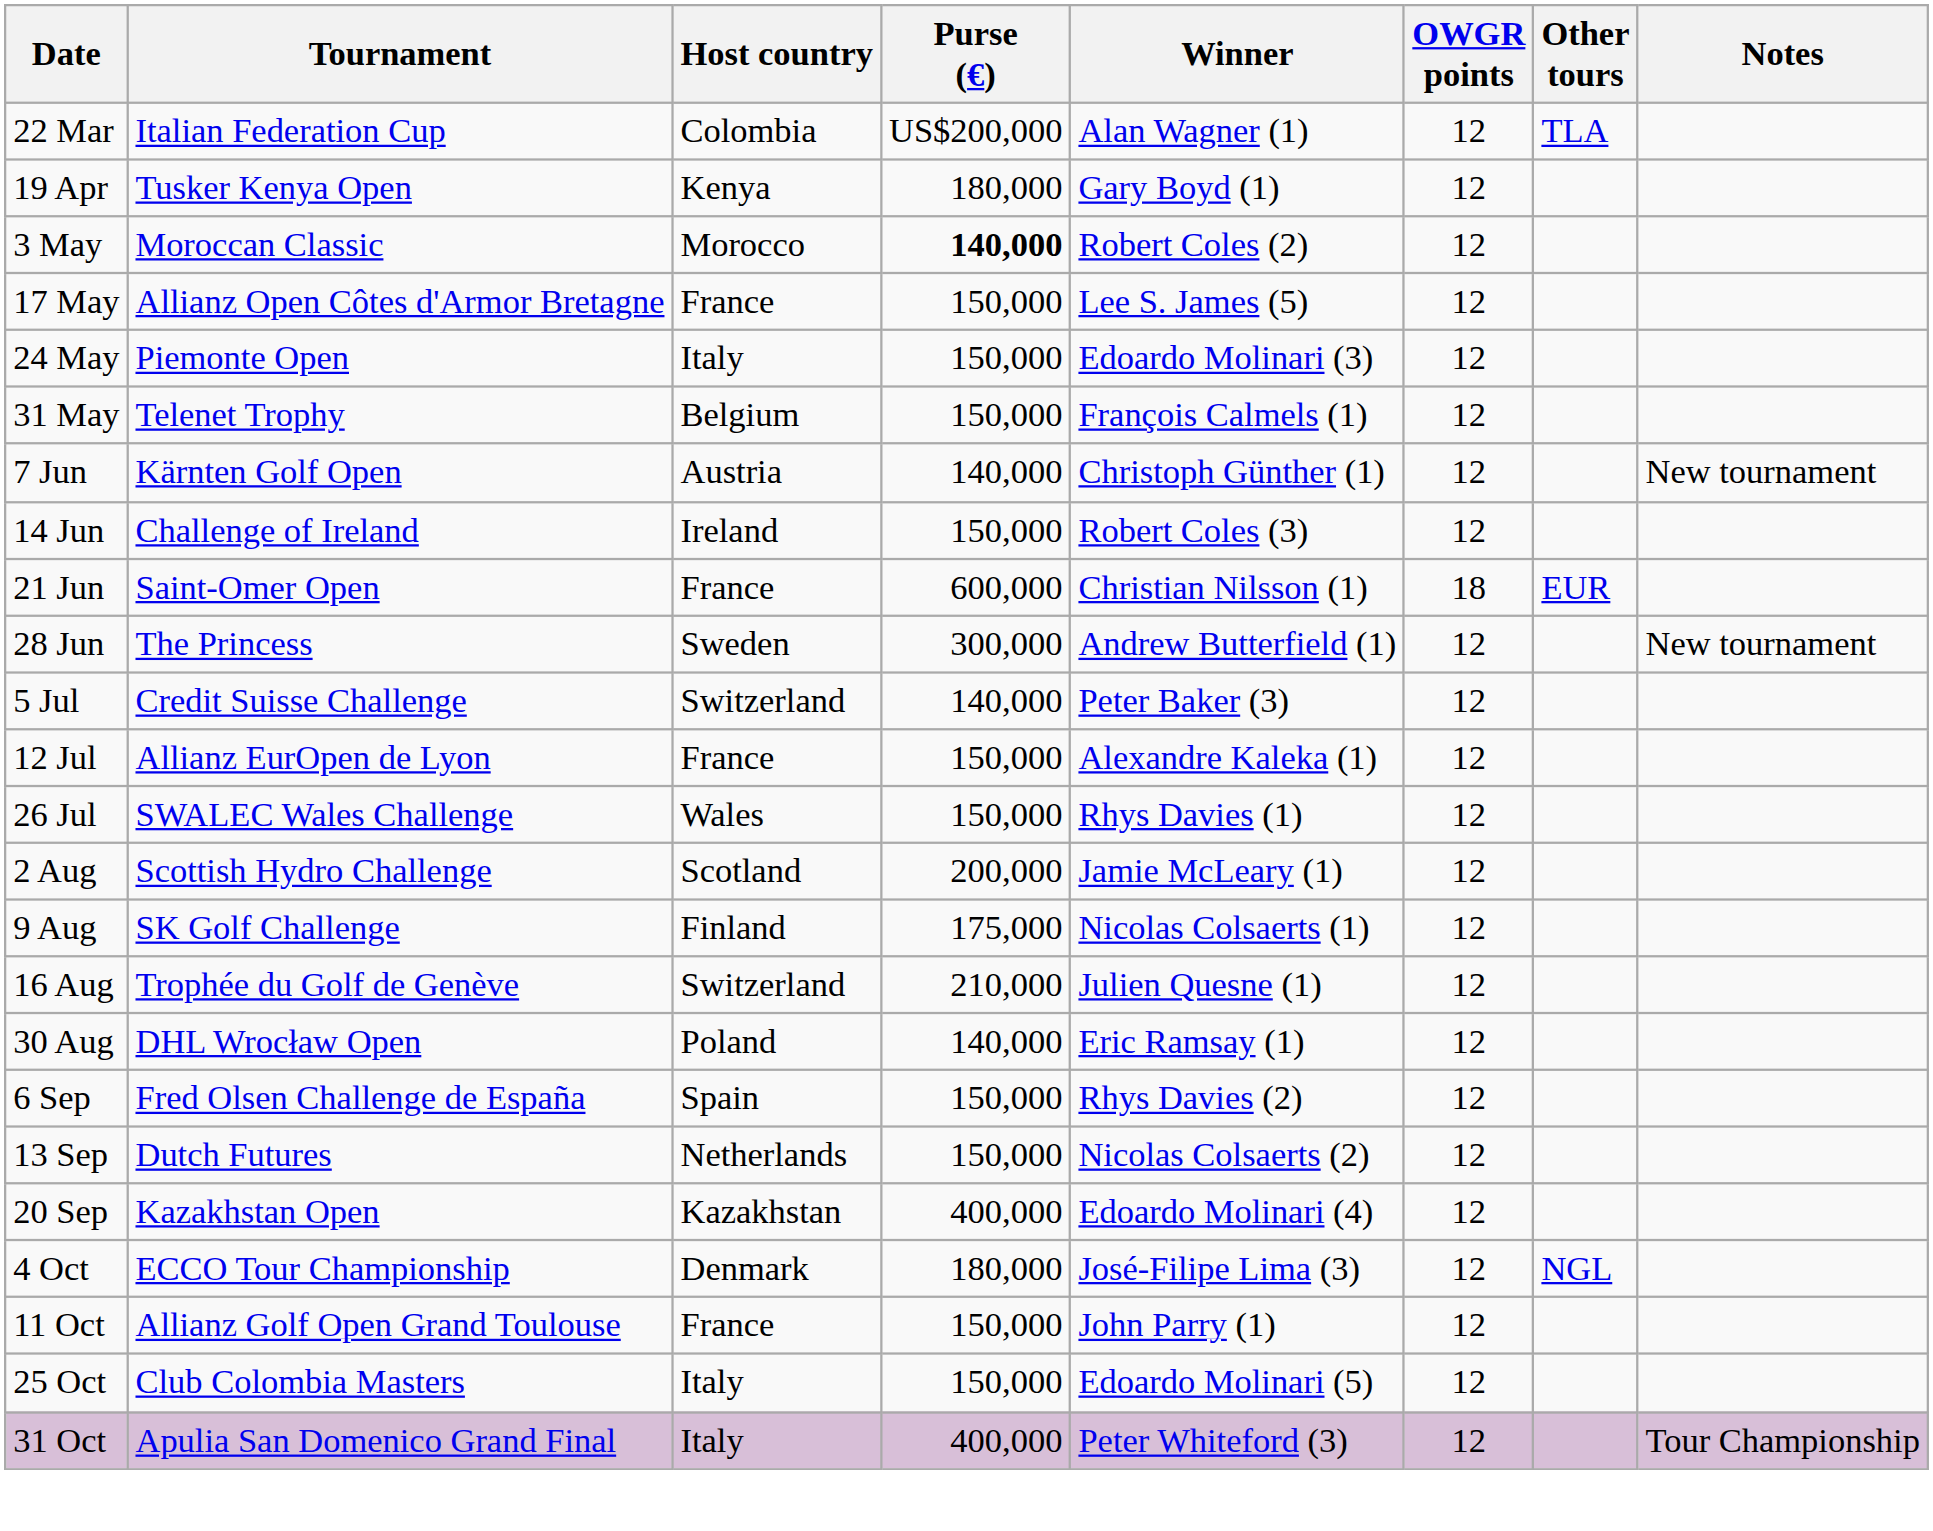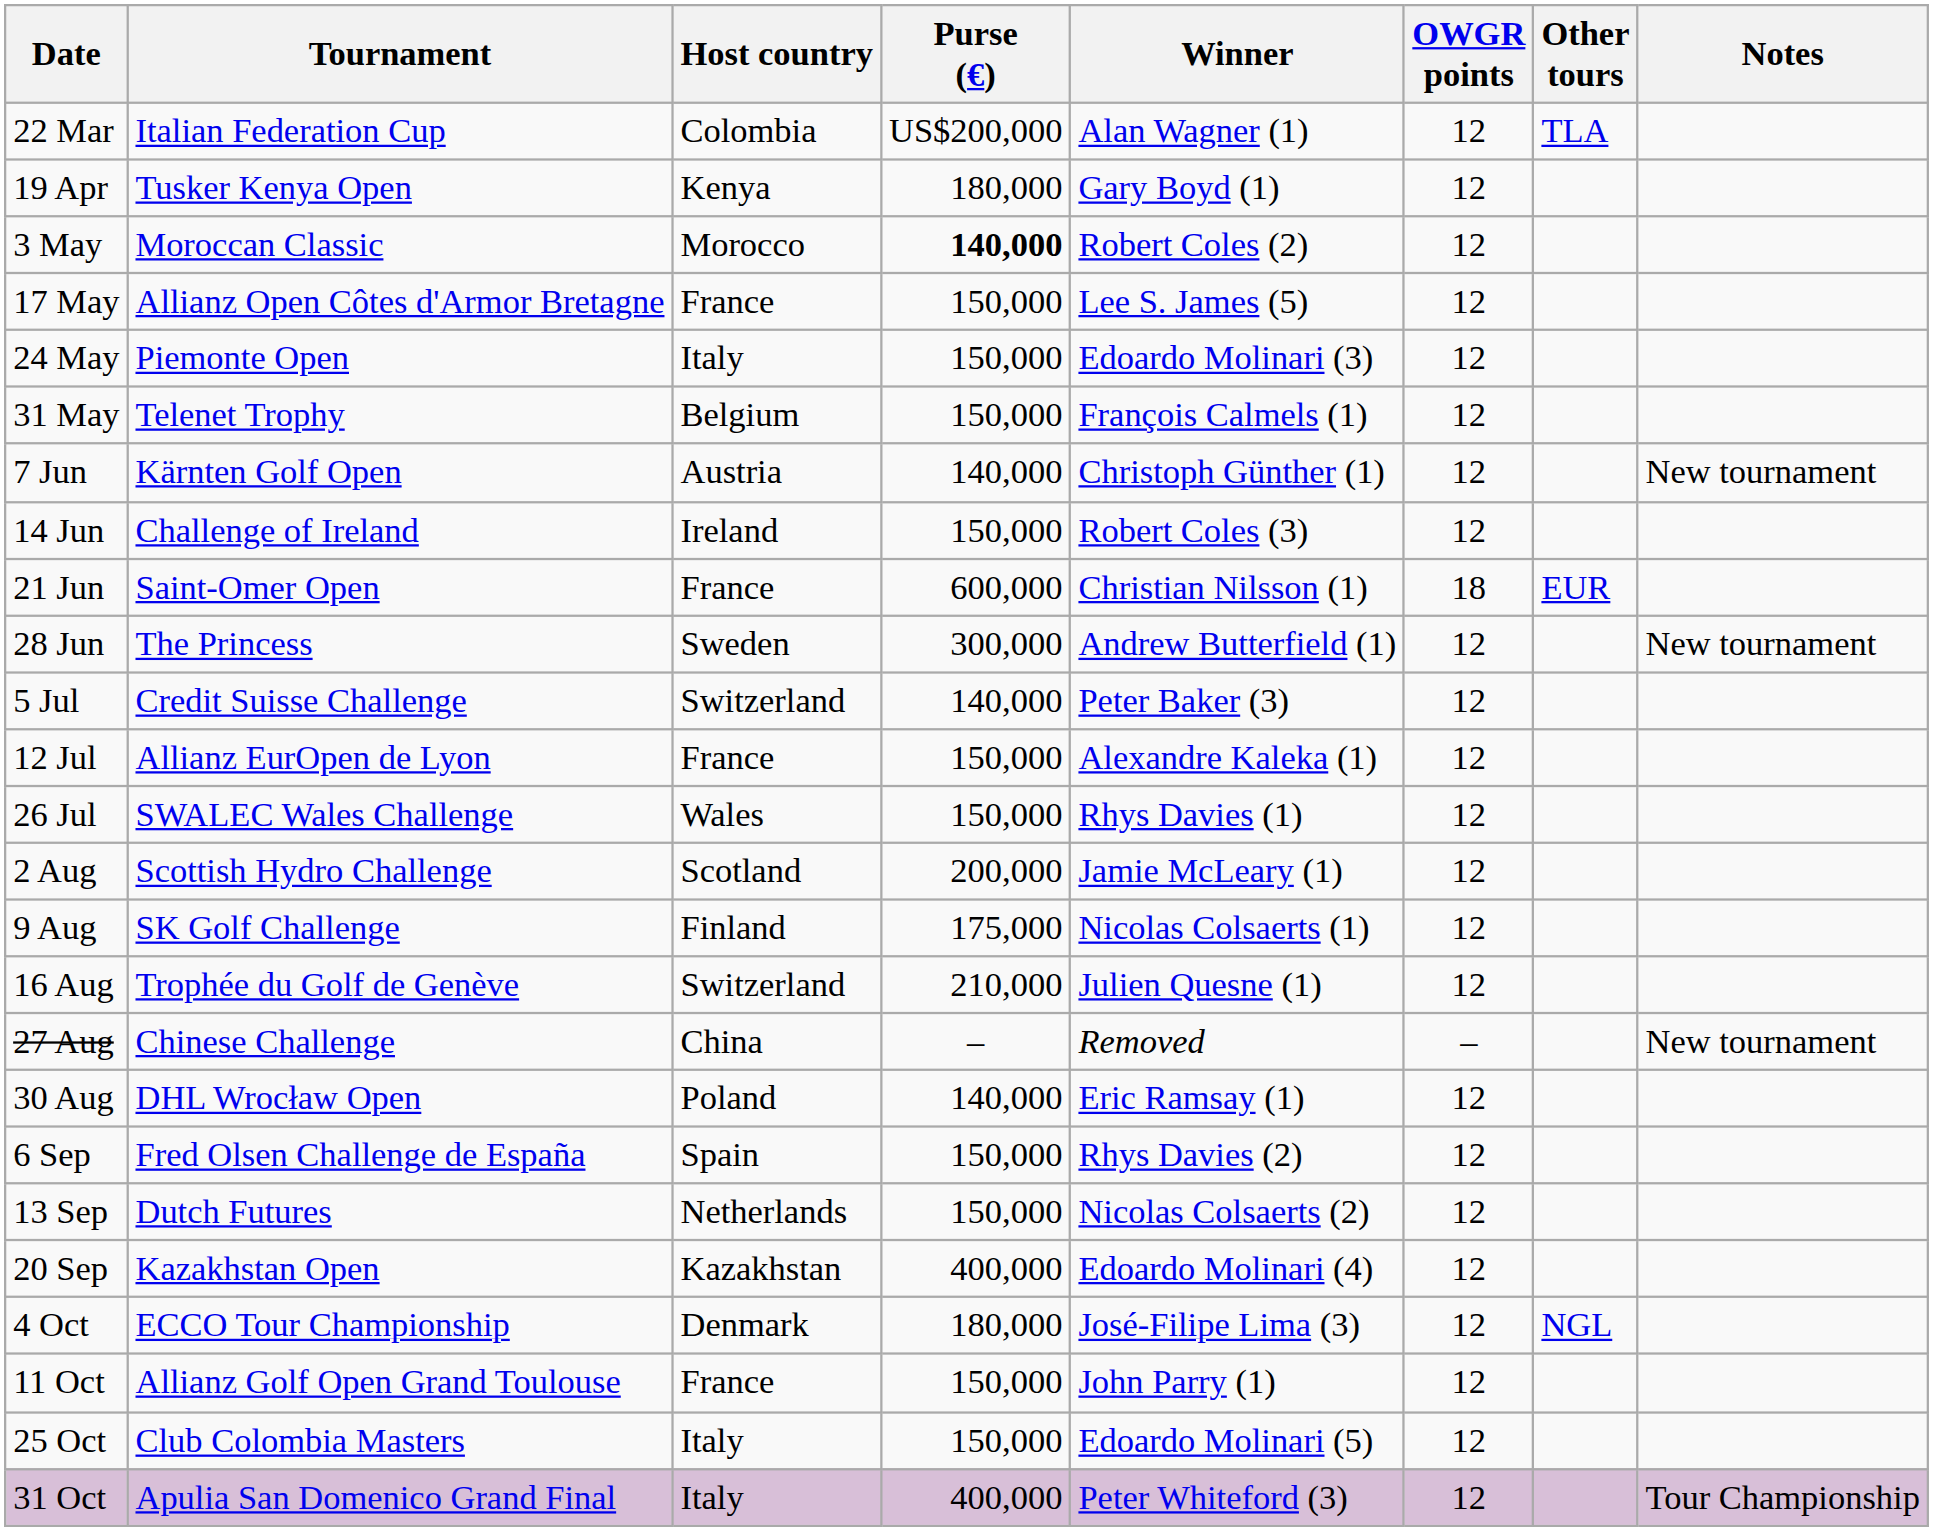+ row: (63, 1041)
